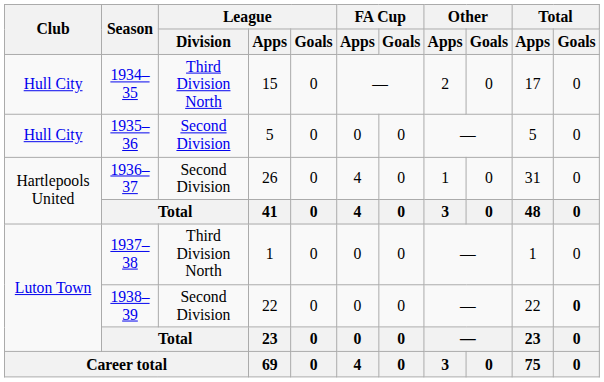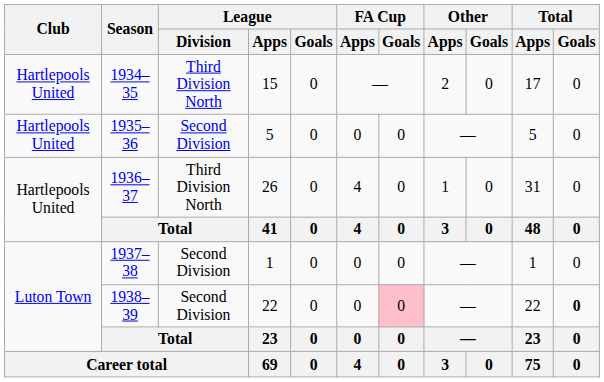(53, 84) Hull City -> (53, 84) Hartlepools United
(53, 135) Hull City -> (53, 135) Hartlepools United
(203, 178) Second Division -> (203, 186) Third Division North
(203, 254) Third Division North -> (203, 263) Second Division
(401, 305) no background -> (401, 305) pink background
